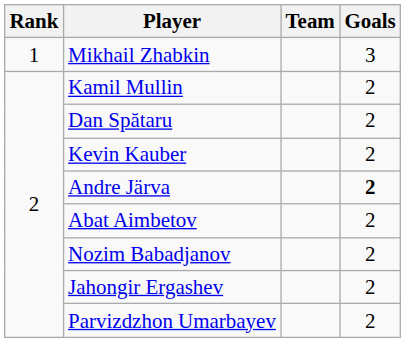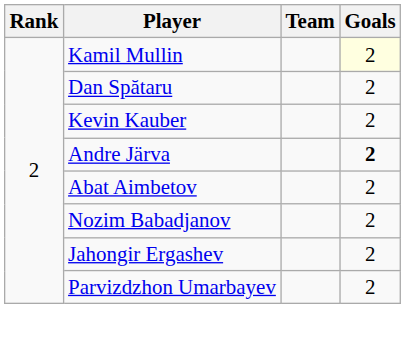- row: (139, 54)
(370, 87) no background -> (370, 54) lightyellow background
